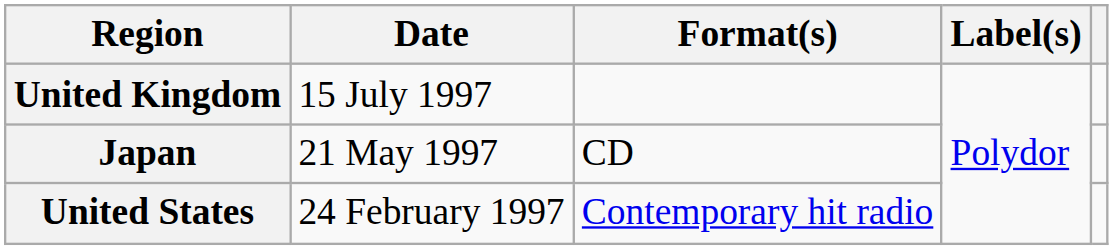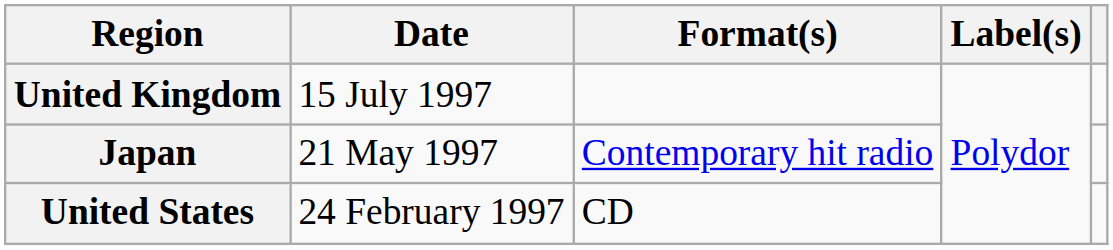(608, 152) CD -> (758, 152) Contemporary hit radio
(758, 212) Contemporary hit radio -> (608, 212) CD
